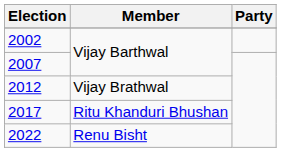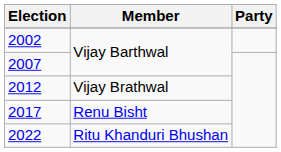(151, 111) Ritu Khanduri Bhushan -> (110, 111) Renu Bisht
(110, 135) Renu Bisht -> (151, 135) Ritu Khanduri Bhushan
